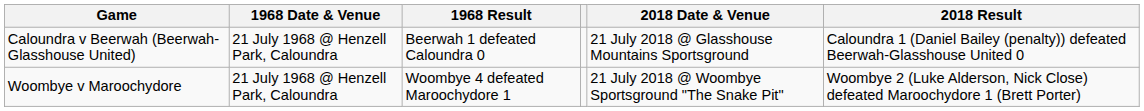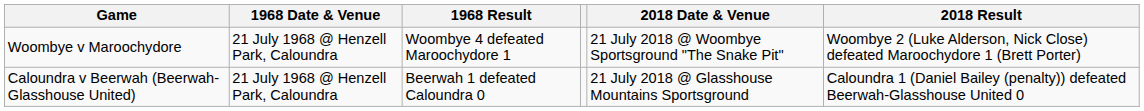rows swapped: (113, 47) <-> (95, 86)
